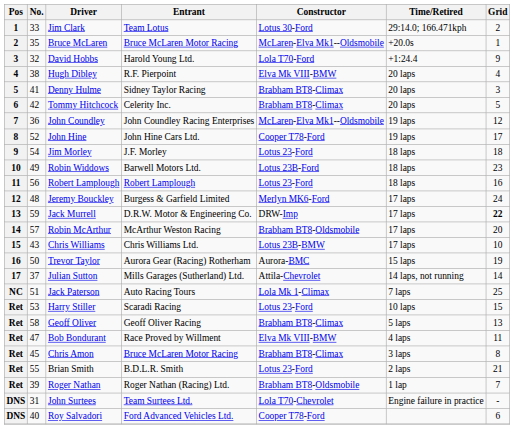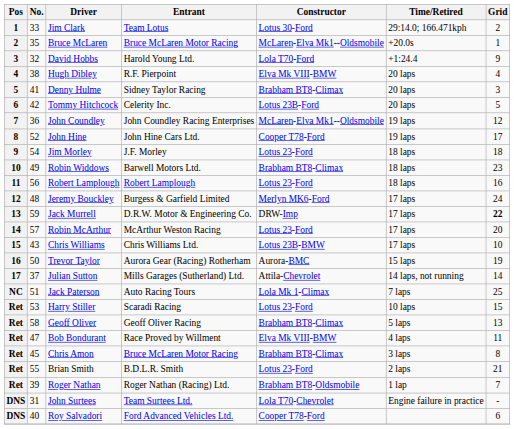(301, 105) Brabham BT8-Climax -> (289, 105) Lotus 23B-Ford
(289, 167) Lotus 23B-Ford -> (301, 167) Brabham BT8-Climax
(309, 229) Brabham BT8-Oldsmobile -> (286, 229) Lotus 23-Ford
